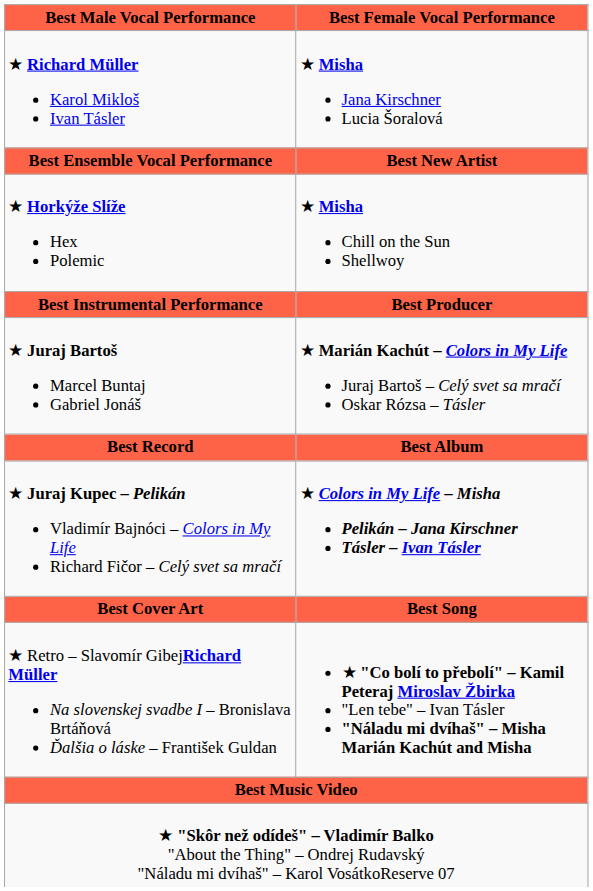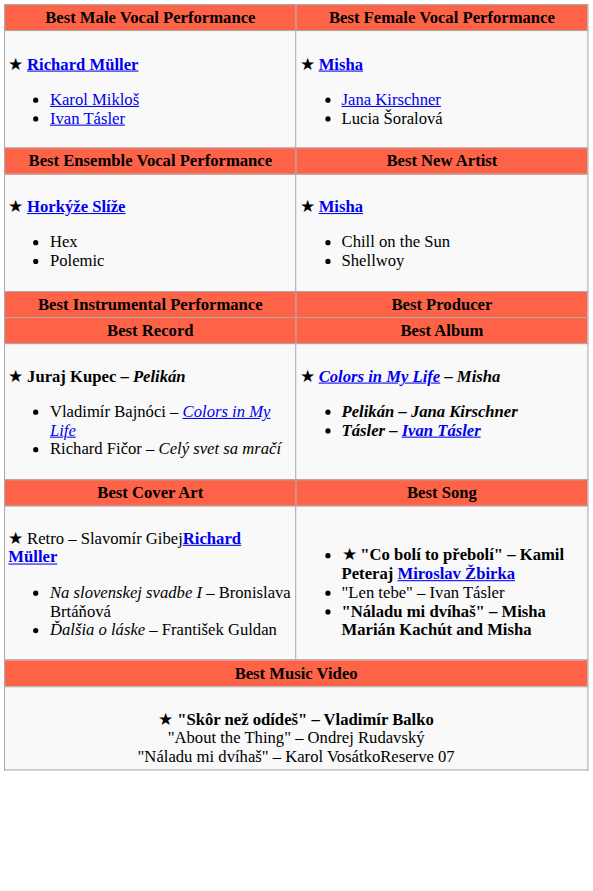- row: (150, 377)
